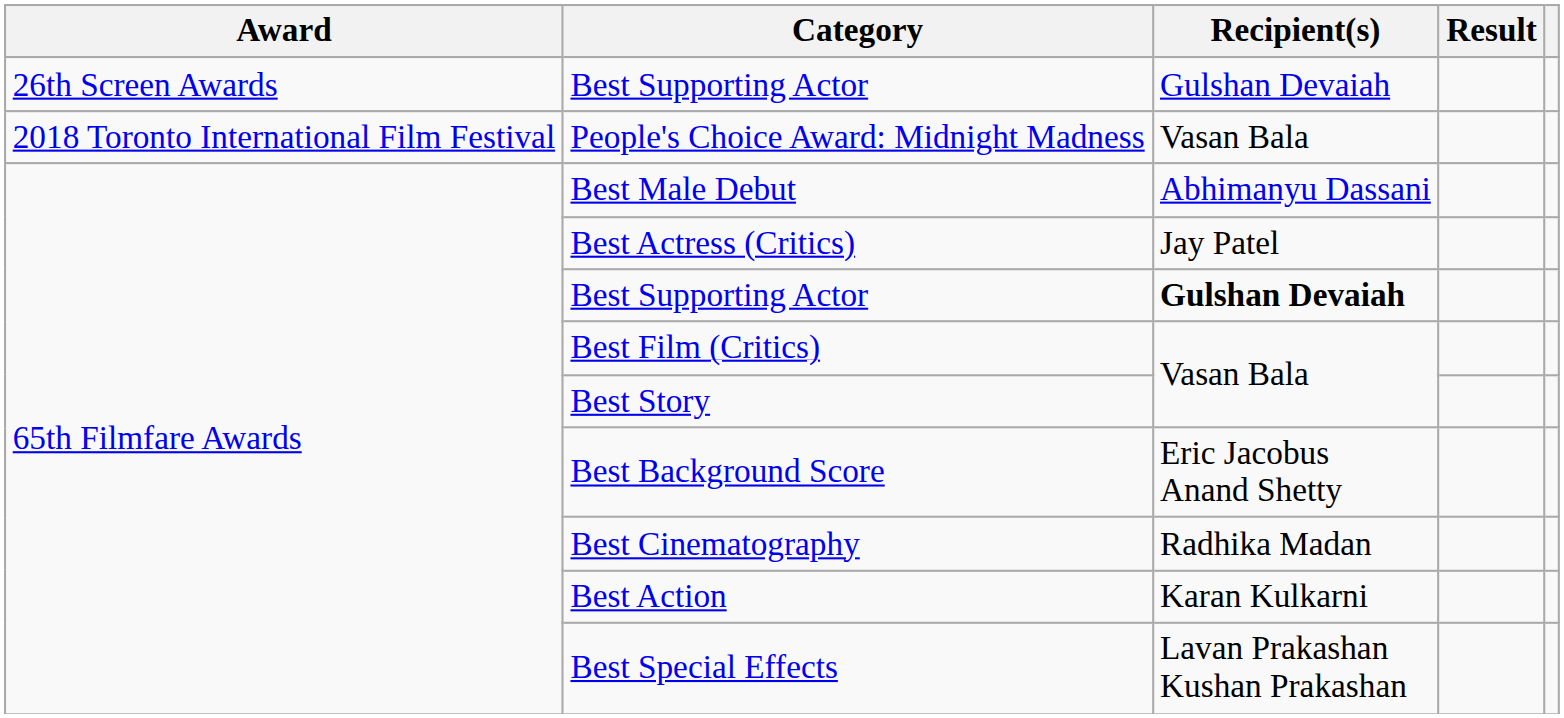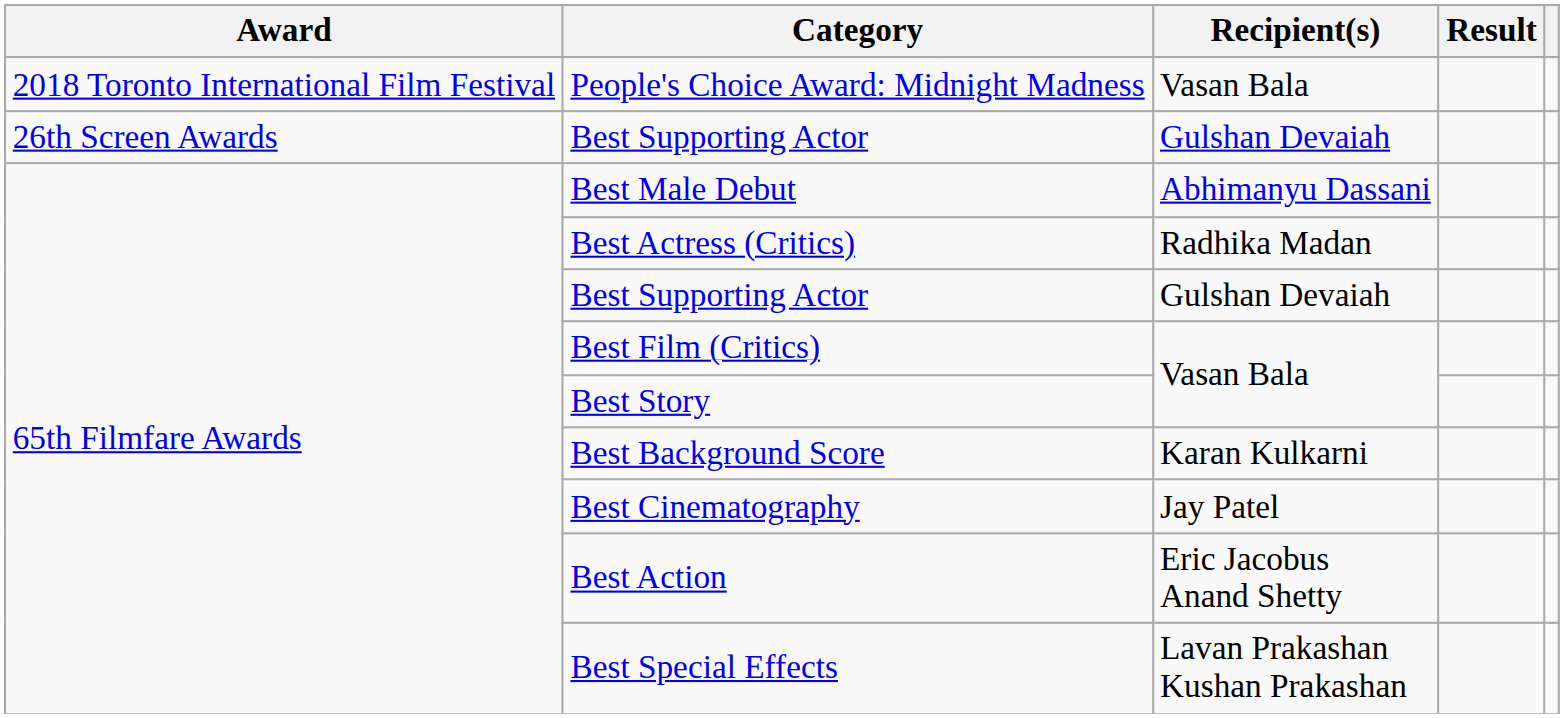rows swapped: (284, 136) <-> (145, 83)
(1220, 242) Jay Patel -> (1266, 242) Radhika Madan
(1283, 294) bold -> (1275, 294) normal
(1251, 471) Eric Jacobus Anand Shetty -> (1264, 453) Karan Kulkarni
(1266, 543) Radhika Madan -> (1220, 505) Jay Patel
(1264, 596) Karan Kulkarni -> (1251, 577) Eric Jacobus Anand Shetty
